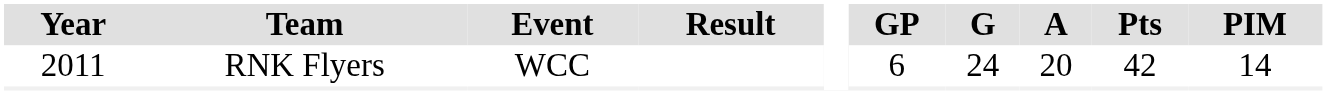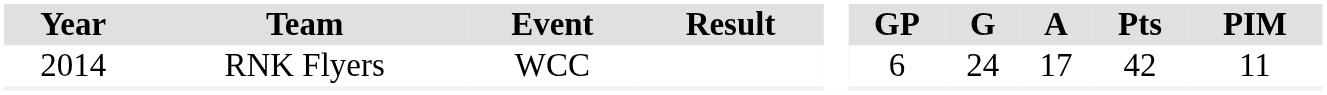(73, 65) 2011 -> (73, 65) 2014
(1056, 65) 20 -> (1056, 65) 17
(1255, 65) 14 -> (1255, 65) 11
